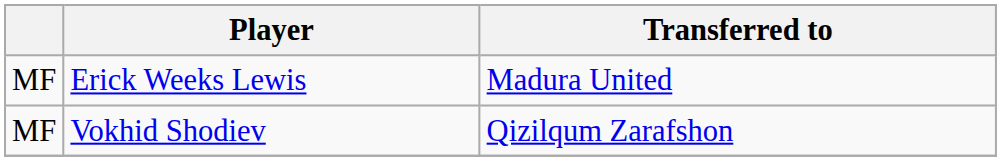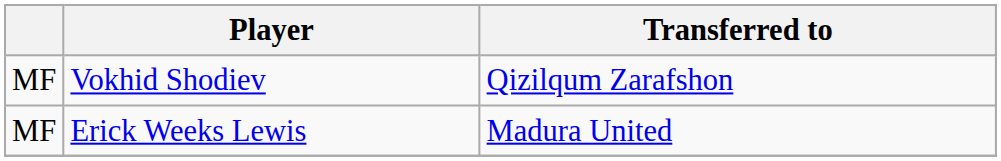rows swapped: (188, 80) <-> (168, 130)
